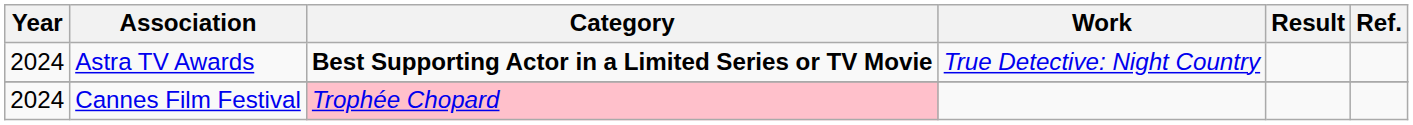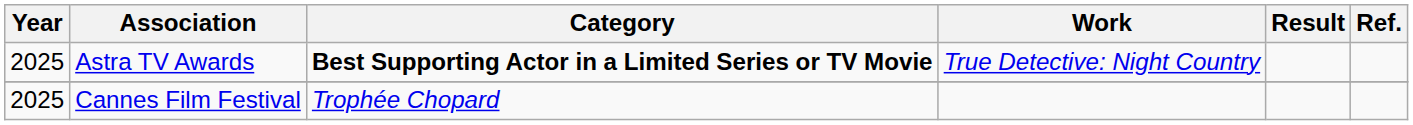(37, 61) 2024 -> (37, 61) 2025
(37, 100) 2024 -> (37, 100) 2025
(406, 100) pink background -> (406, 100) no background
